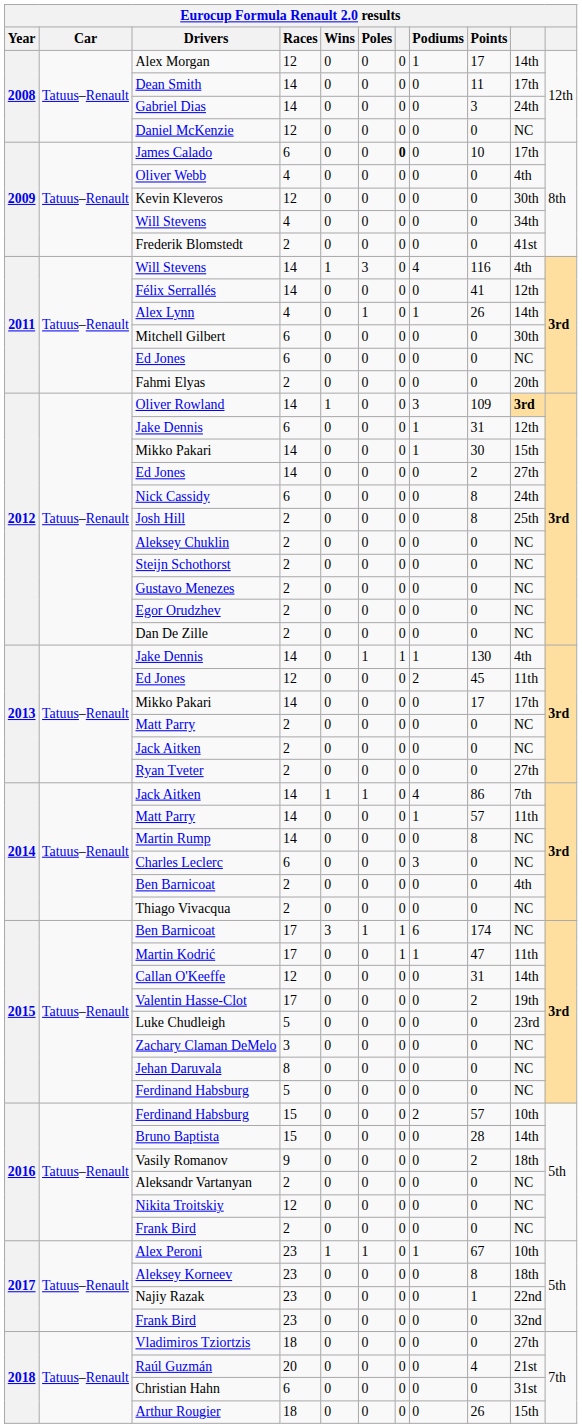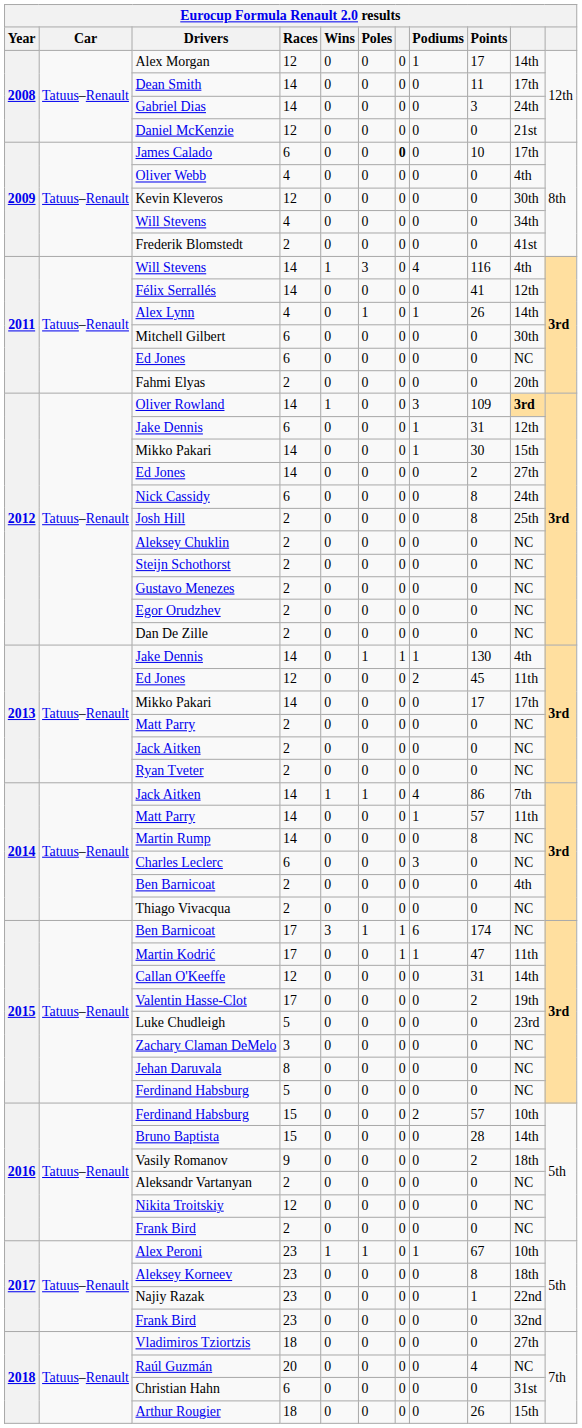(524, 129) NC -> (526, 129) 21st
(526, 770) 27th -> (524, 770) NC
(526, 1365) 21st -> (524, 1365) NC
